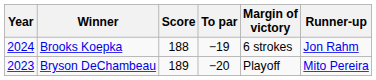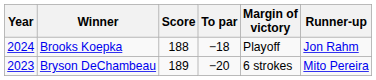(219, 47) −19 -> (219, 47) −18
(268, 47) 6 strokes -> (261, 47) Playoff
(261, 66) Playoff -> (268, 66) 6 strokes
